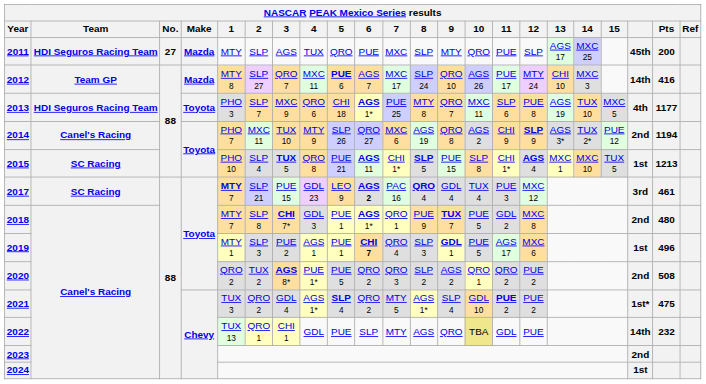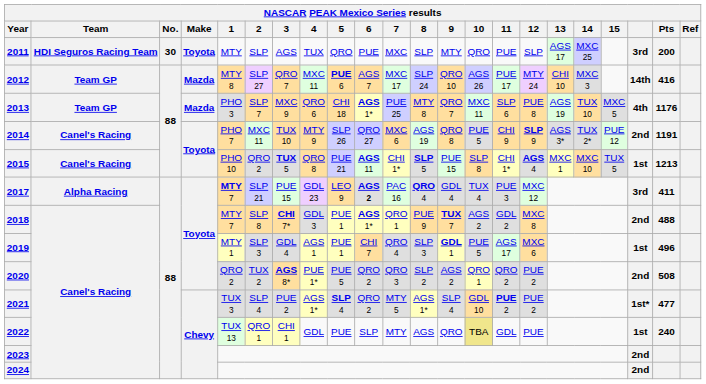(170, 51) 27 -> (170, 51) 30
(199, 51) Mazda -> (199, 51) Toyota
(640, 51) 45th -> (640, 51) 3rd
(96, 107) HDI Seguros Racing Team -> (96, 107) Team GP
(199, 107) Toyota -> (199, 107) Mazda
(666, 107) 1177 -> (666, 107) 1176
(479, 135) AGS 2 -> (479, 135) PUE 5
(666, 135) 1194 -> (666, 135) 1191
(96, 163) SC Racing -> (96, 163) Canel's Racing
(259, 163) SLP 4 -> (259, 163) QRO 2
(96, 191) SC Racing -> (96, 191) Alpha Racing
(666, 191) 461 -> (666, 191) 411
(479, 219) PUE 5 -> (479, 219) AGS 2
(666, 220) 480 -> (666, 220) 488
(286, 247) PUE 2 -> (286, 247) GDL 4
(369, 248) bold -> (369, 247) normal
(259, 303) QRO 2 -> (259, 303) SLP 4
(286, 303) GDL 4 -> (286, 303) PUE 2
(666, 304) 475 -> (666, 304) 477
(640, 332) 14th -> (640, 332) 1st
(666, 332) 232 -> (666, 332) 240
(640, 370) 1st -> (640, 370) 2nd
